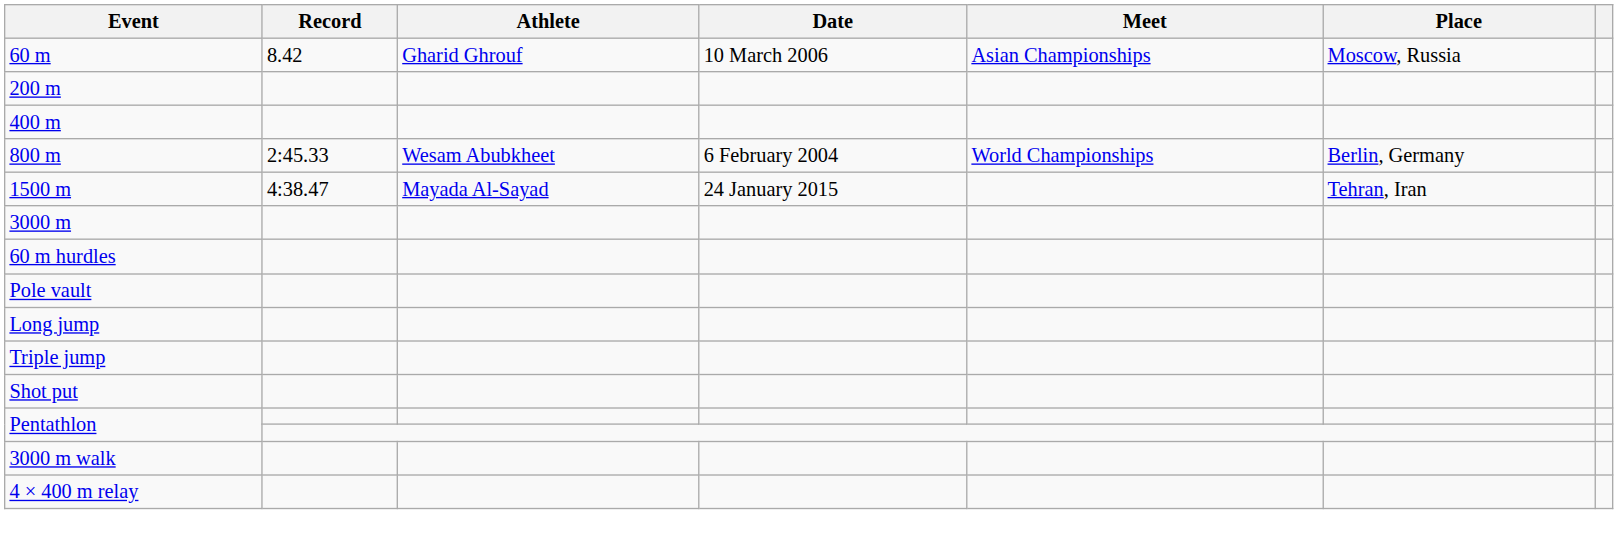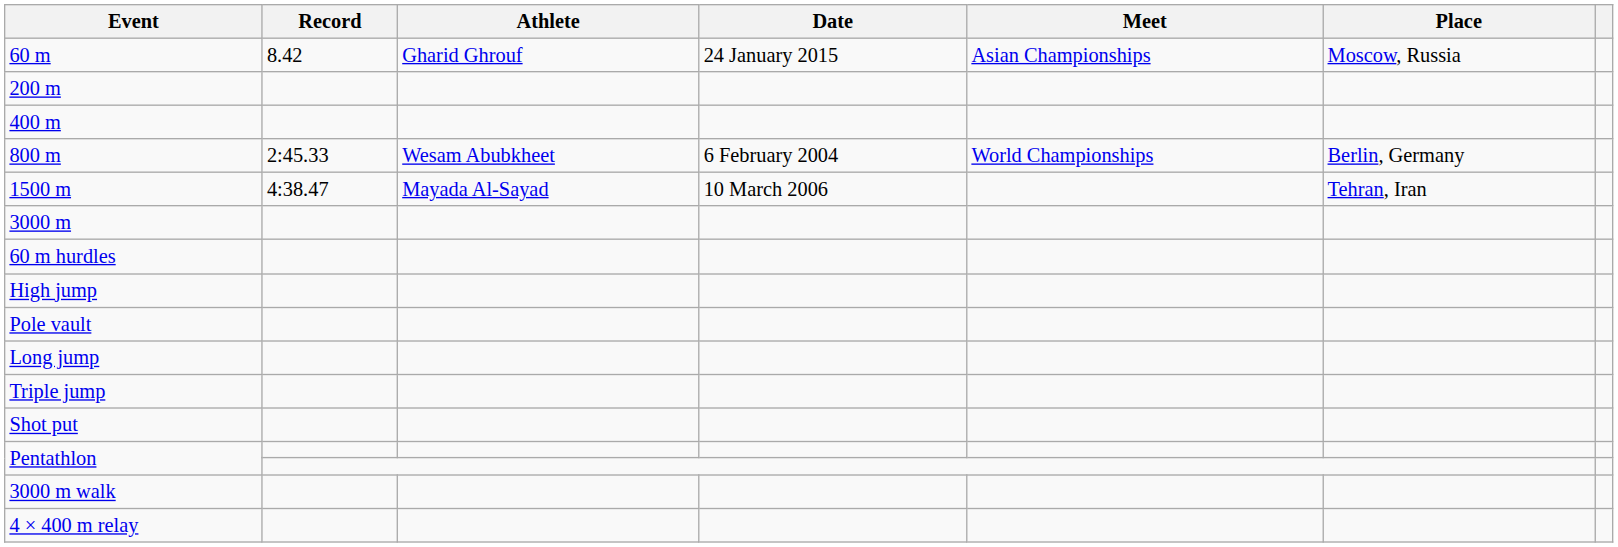(766, 55) 10 March 2006 -> (771, 55) 24 January 2015
(771, 189) 24 January 2015 -> (766, 189) 10 March 2006
+ row: (53, 290)
